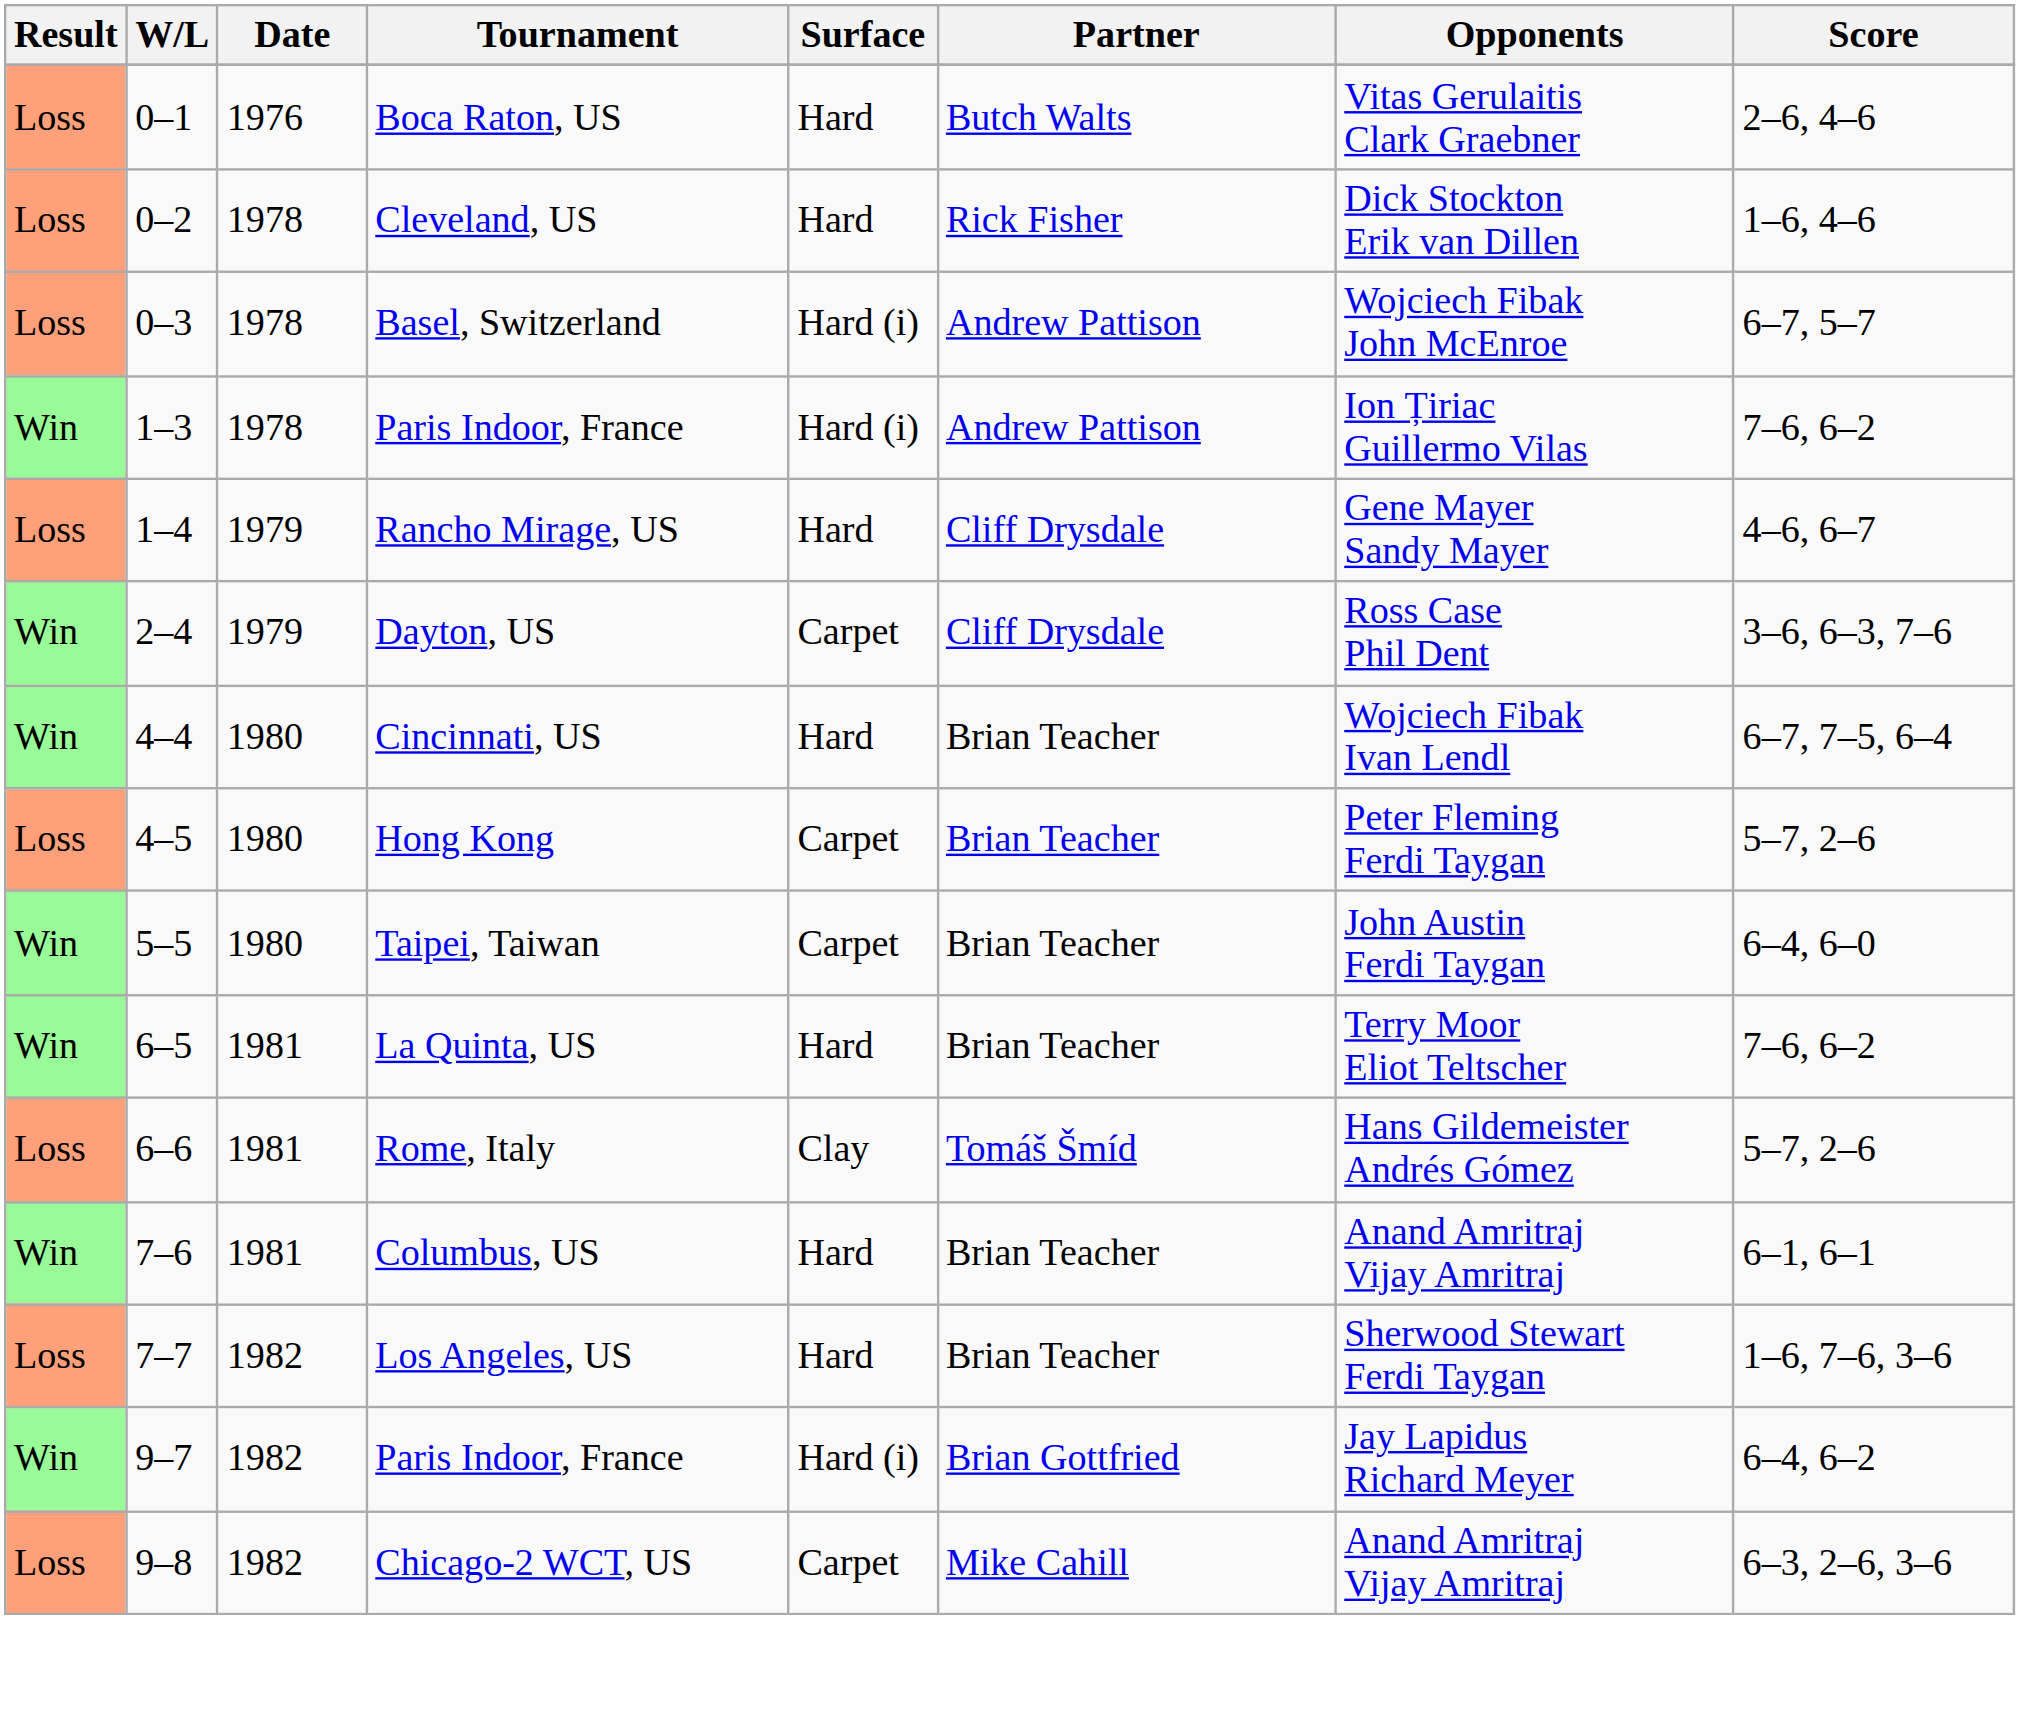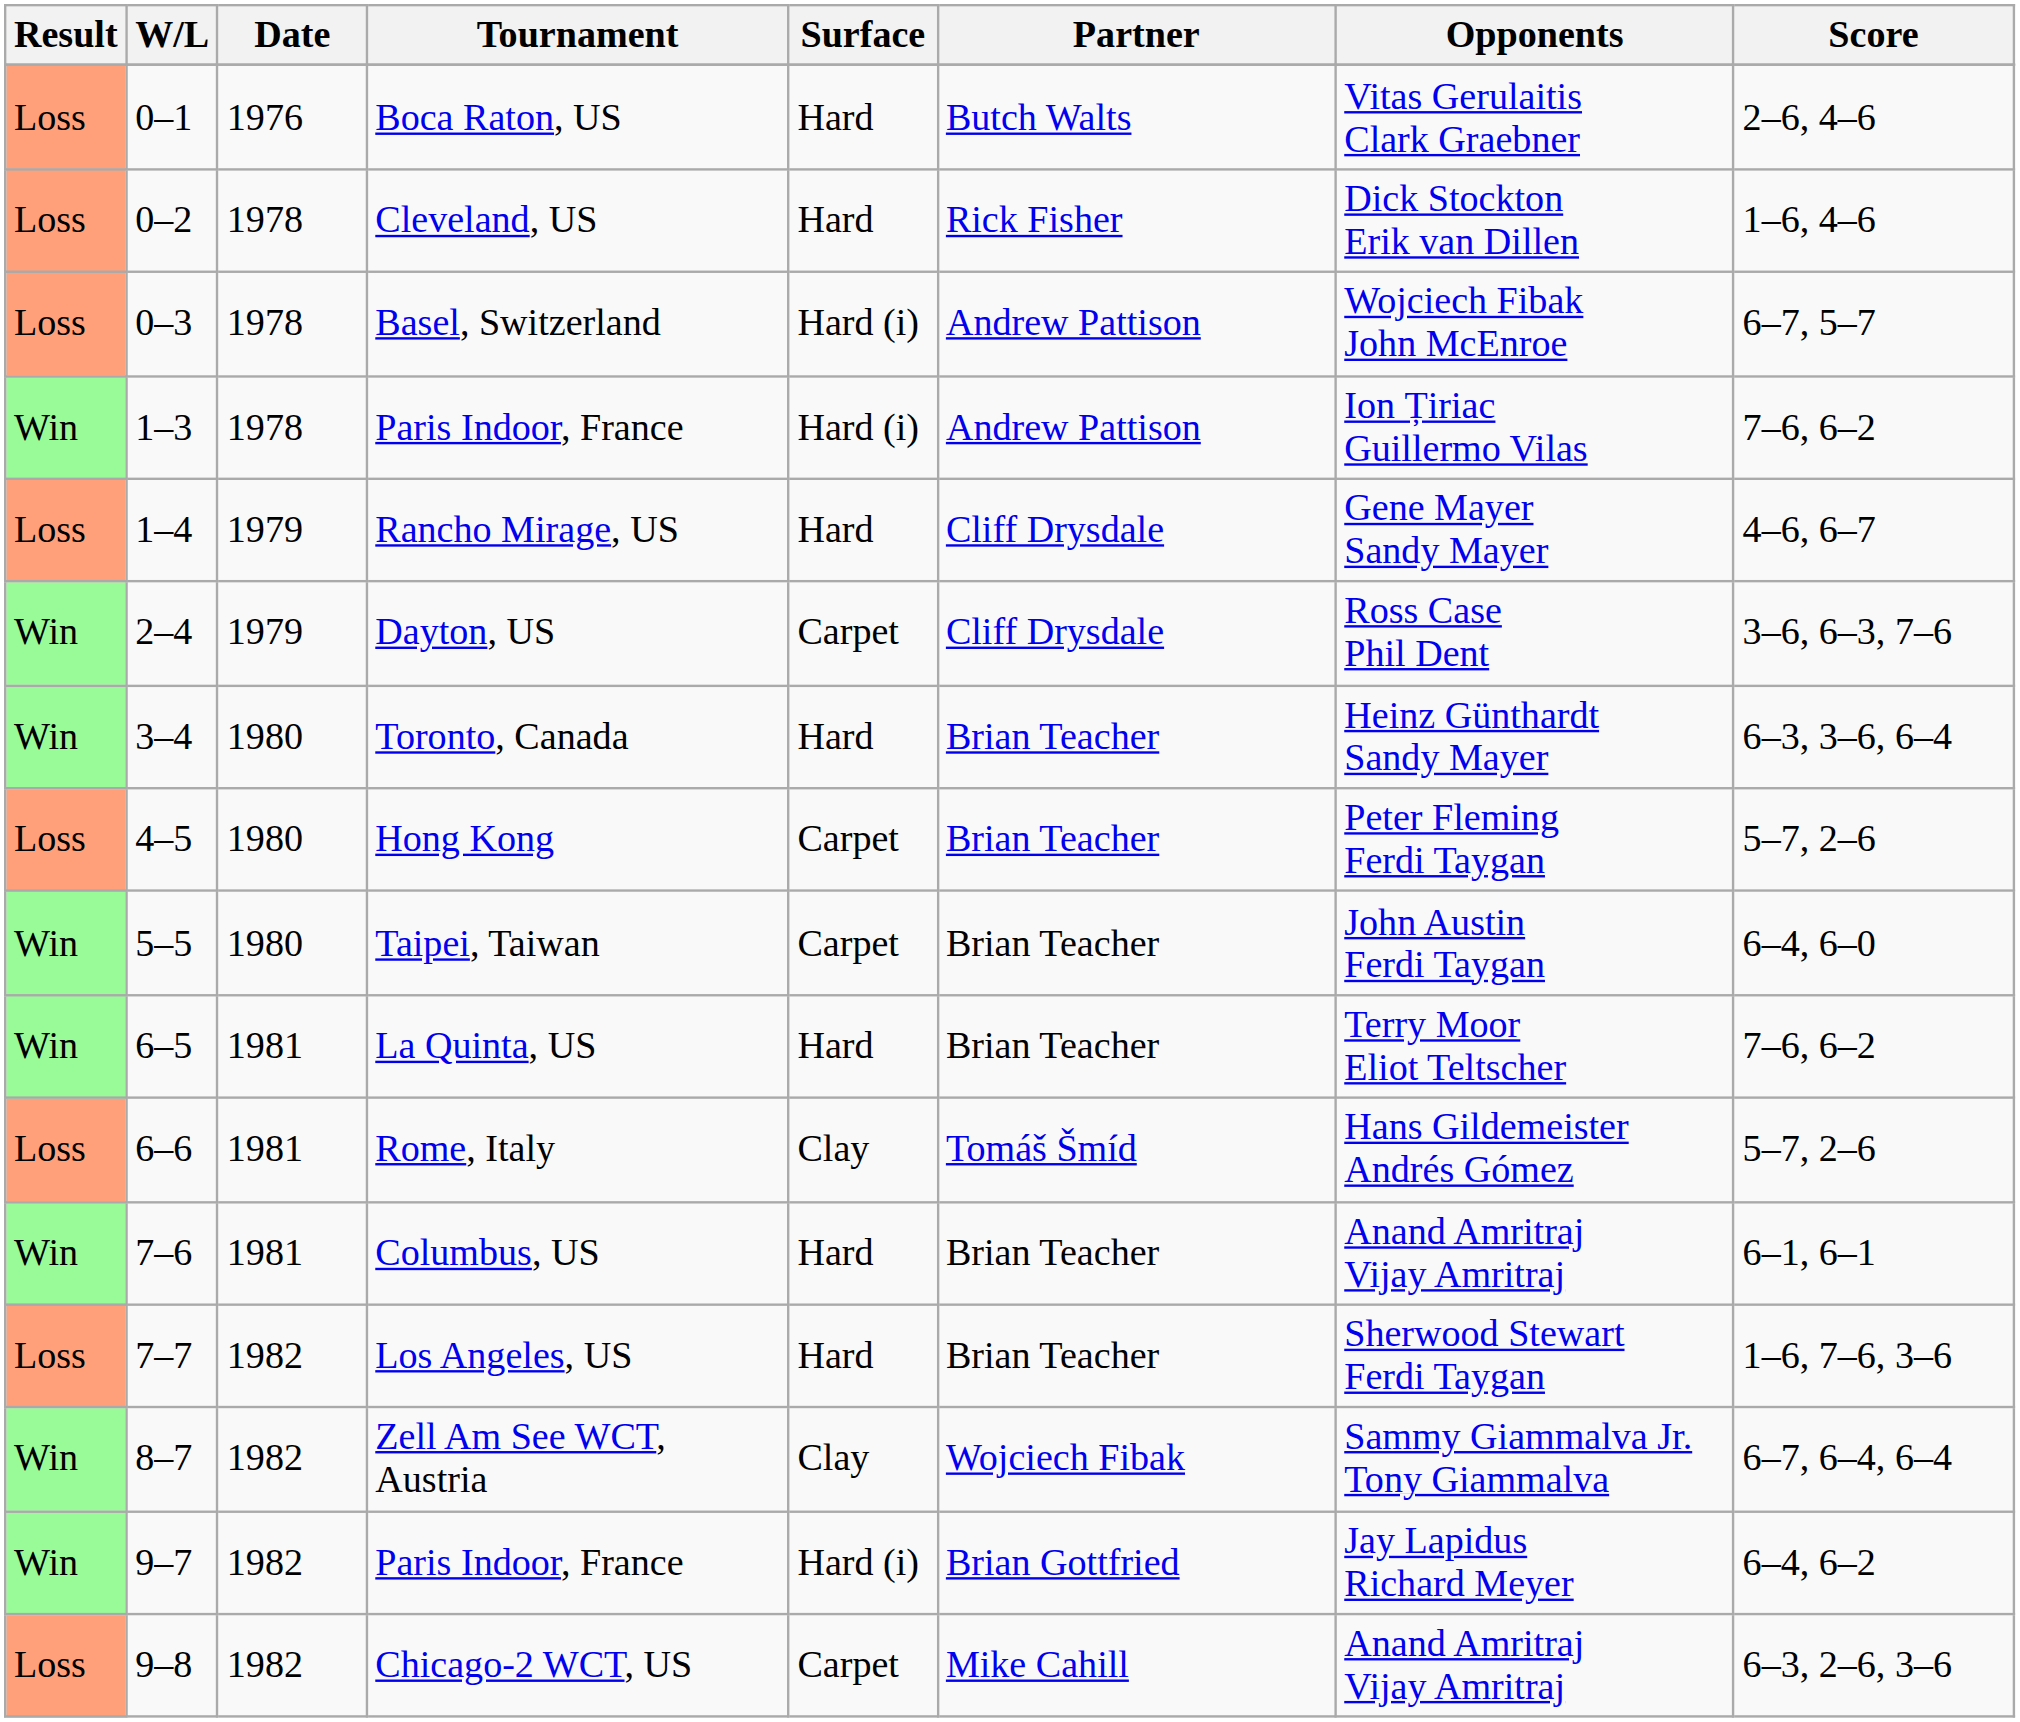+ row: (164, 735)
- row: (164, 735)
+ row: (164, 1458)
